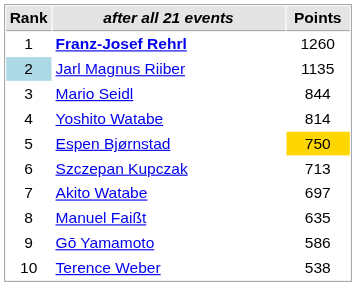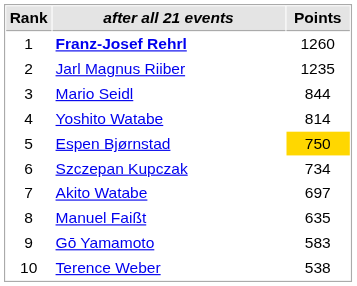(29, 69) lightblue background -> (29, 69) no background
(318, 69) 1135 -> (318, 69) 1235
(318, 168) 713 -> (318, 168) 734
(318, 243) 586 -> (318, 243) 583
